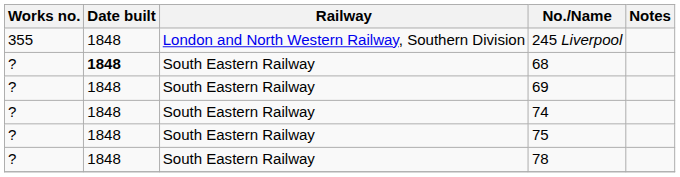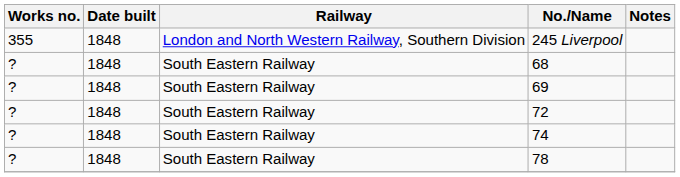(104, 64) bold -> (104, 64) normal
+ row: (540, 111)
- row: (540, 135)
